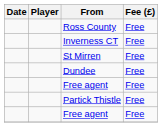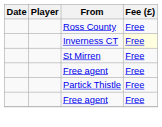(135, 41) no background -> (135, 41) lightyellow background
- row: (17, 71)
